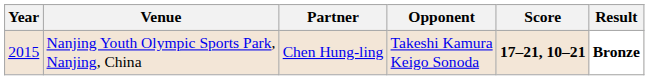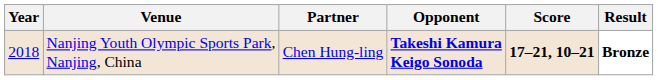(24, 52) 2015 -> (24, 52) 2018
(442, 52) normal -> (446, 52) bold
